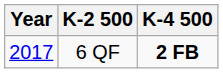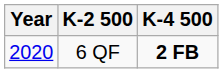(31, 51) 2017 -> (31, 51) 2020
